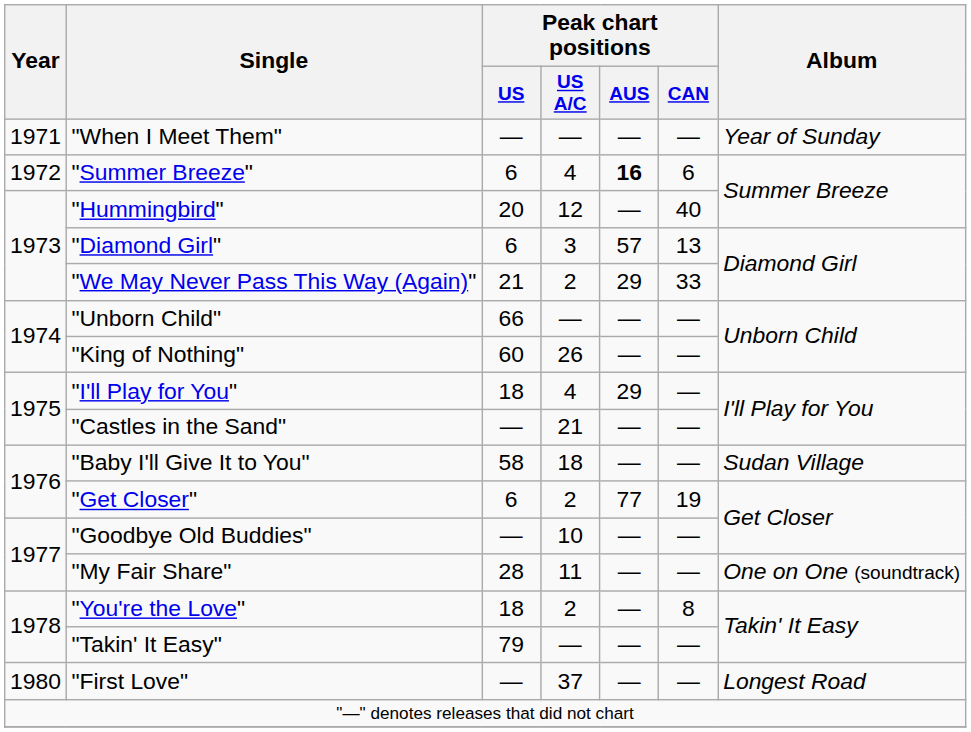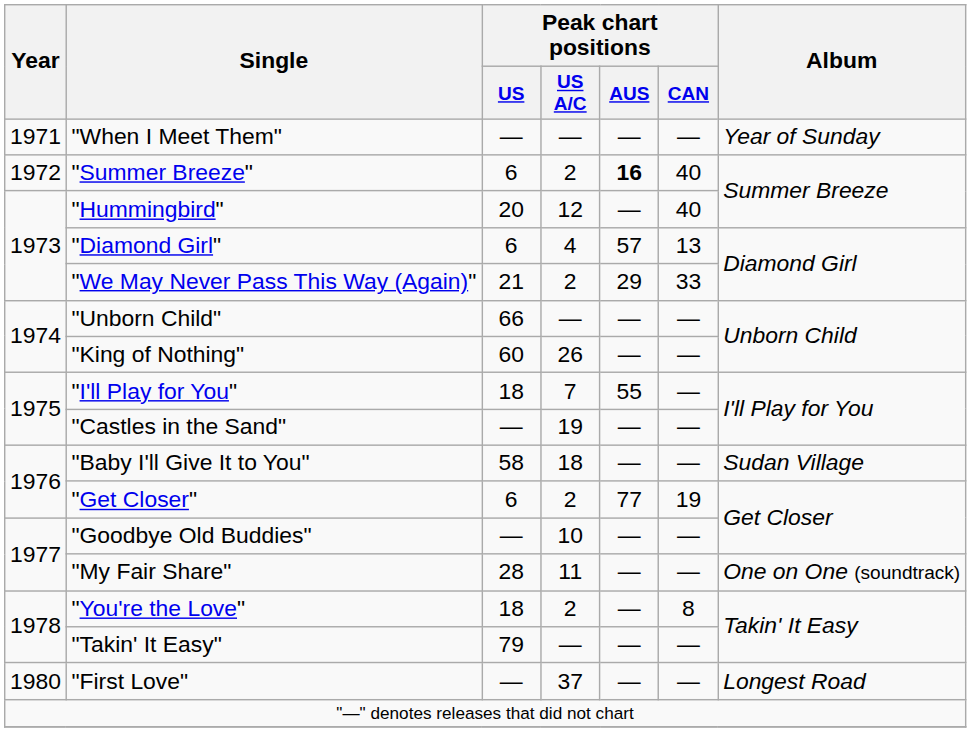(570, 172) 4 -> (570, 172) 2
(688, 172) 6 -> (688, 172) 40
(570, 245) 3 -> (570, 245) 4
(570, 390) 4 -> (570, 390) 7
(629, 390) 29 -> (629, 390) 55
(570, 426) 21 -> (570, 426) 19
